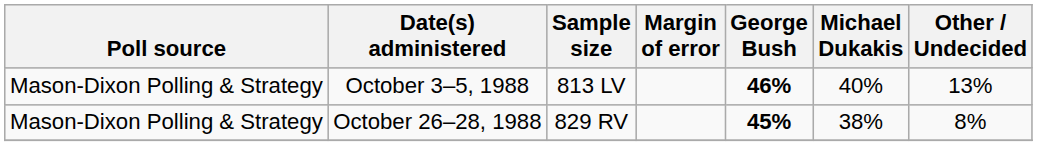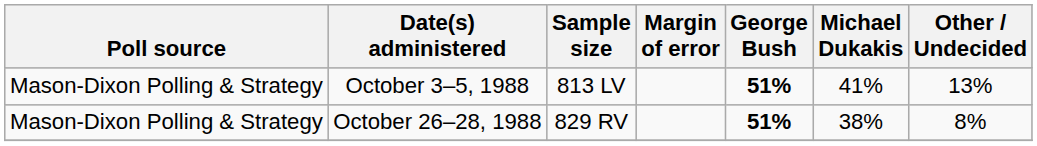(769, 85) 46% -> (769, 85) 51%
(861, 85) 40% -> (861, 85) 41%
(769, 122) 45% -> (769, 122) 51%
